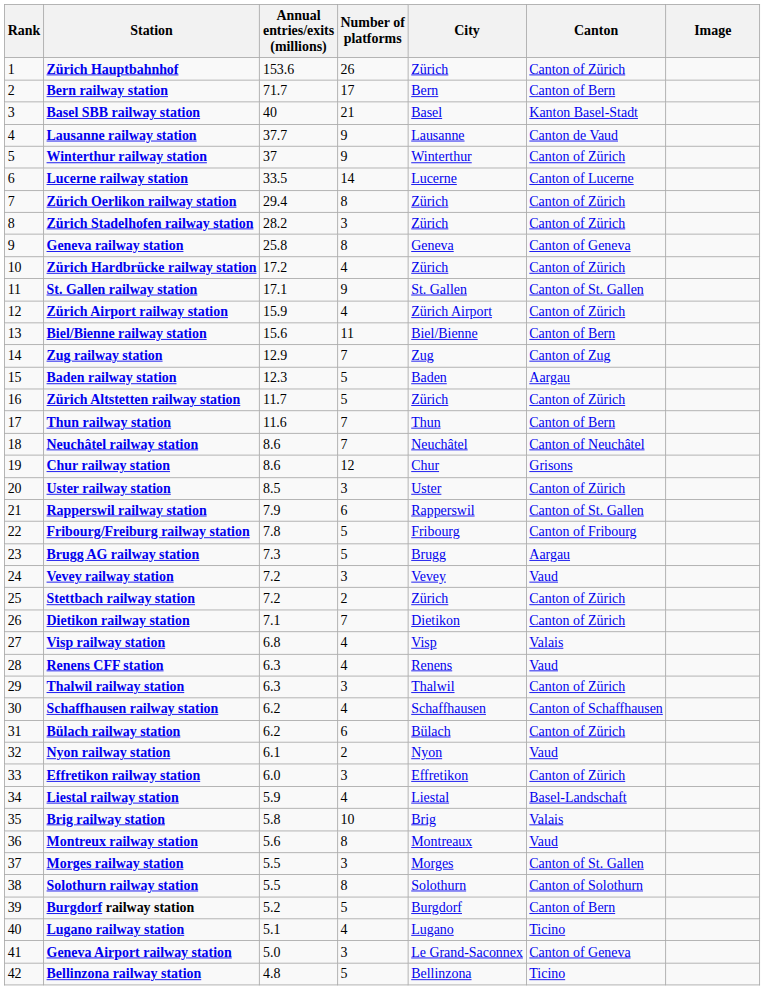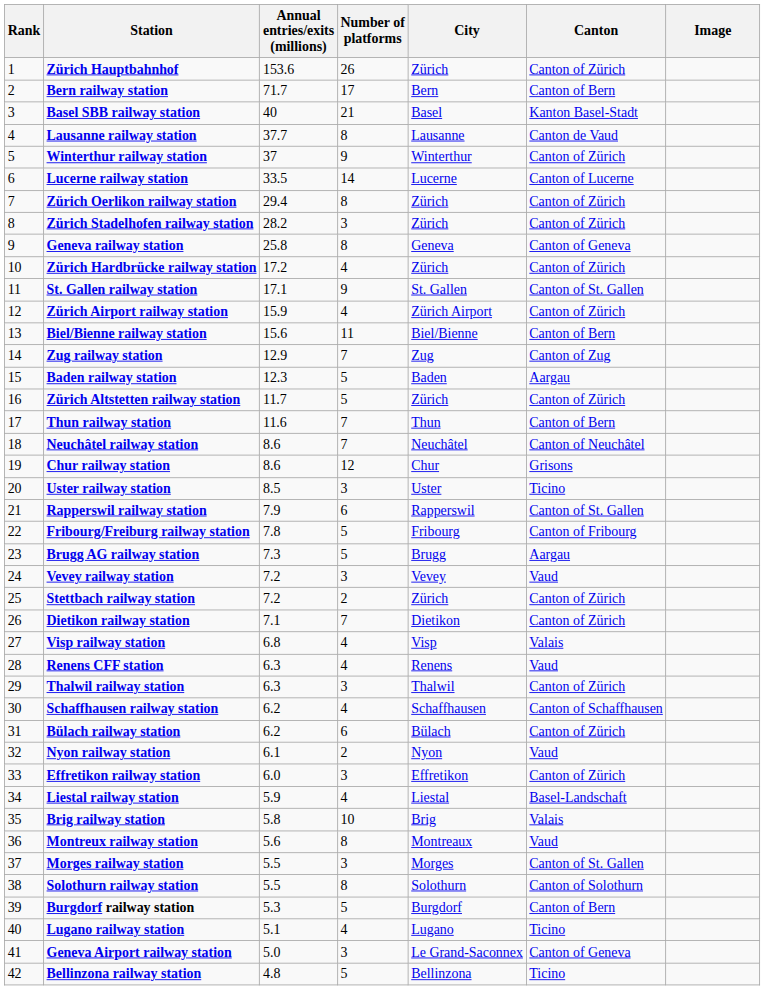(344, 135) 9 -> (344, 135) 8
(577, 488) Canton of Zürich -> (547, 488) Ticino
(272, 907) 5.2 -> (272, 907) 5.3
